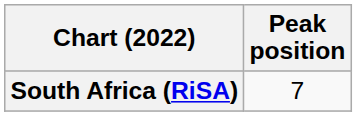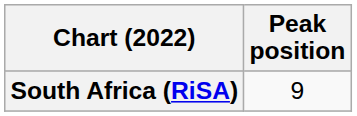(297, 90) 7 -> (297, 90) 9
